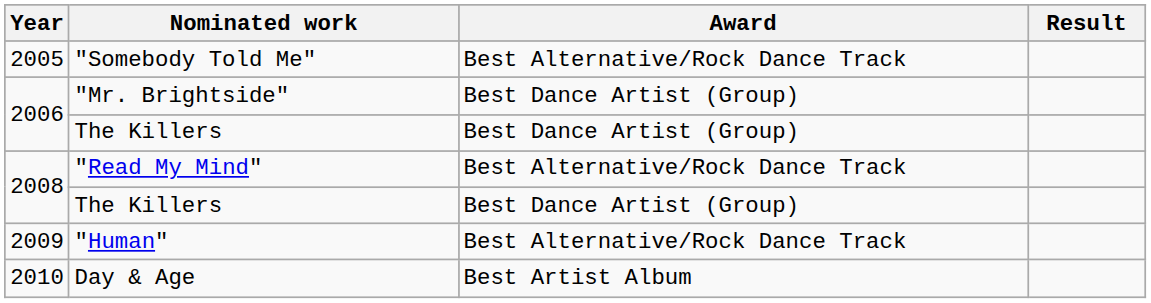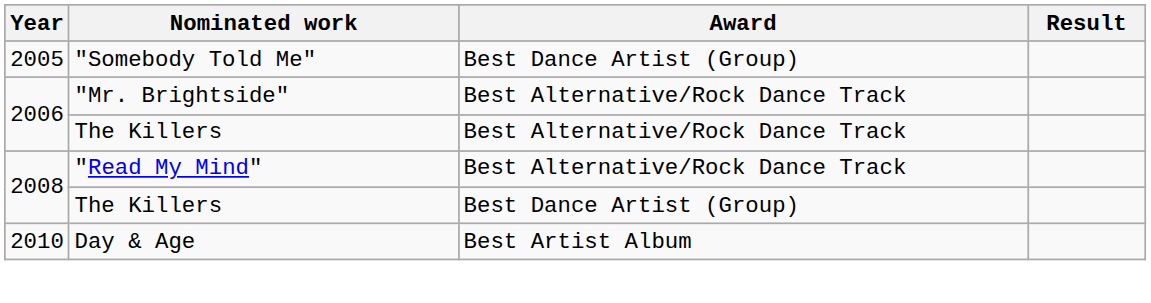(685, 60) Best Alternative/Rock Dance Track -> (631, 60) Best Dance Artist (Group)
(631, 96) Best Dance Artist (Group) -> (685, 96) Best Alternative/Rock Dance Track
(631, 132) Best Dance Artist (Group) -> (685, 132) Best Alternative/Rock Dance Track
- row: (37, 242)
